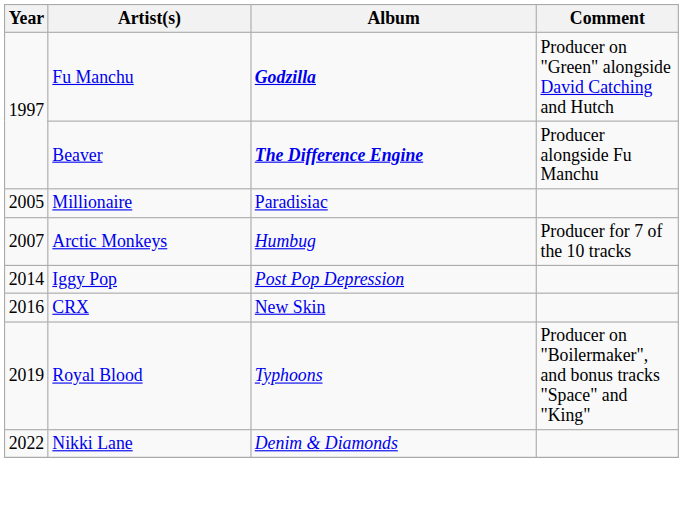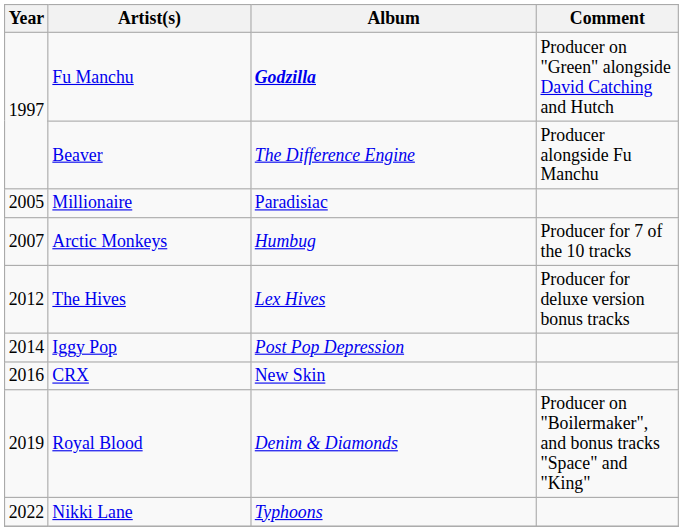(339, 154) bold -> (335, 154) normal
+ row: (89, 299)
(289, 375) Typhoons -> (326, 443) Denim & Diamonds
(326, 443) Denim & Diamonds -> (289, 511) Typhoons
